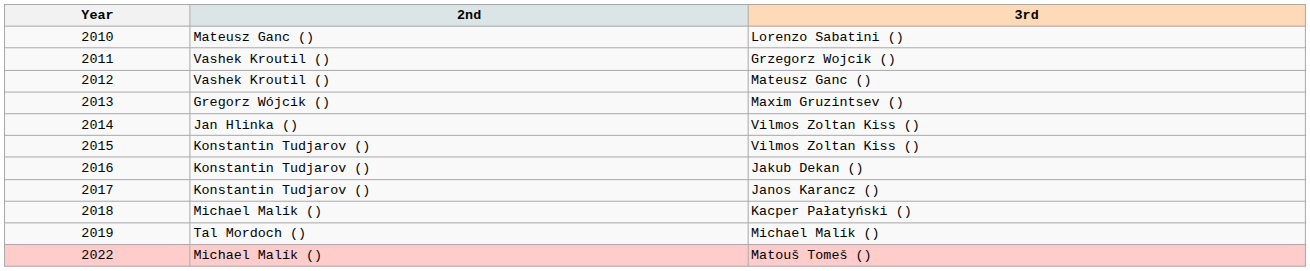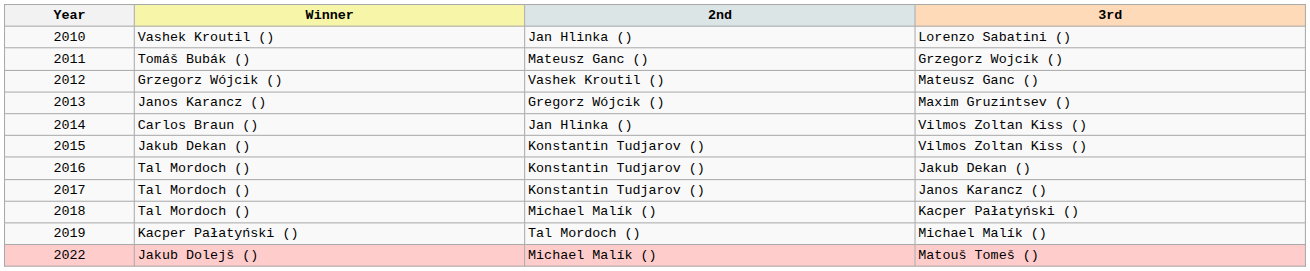+ column: (330, 15)
(254, 37) Mateusz Ganc () -> (580, 37) Jan Hlinka ()
(262, 59) Vashek Kroutil () -> (588, 59) Mateusz Ganc ()
